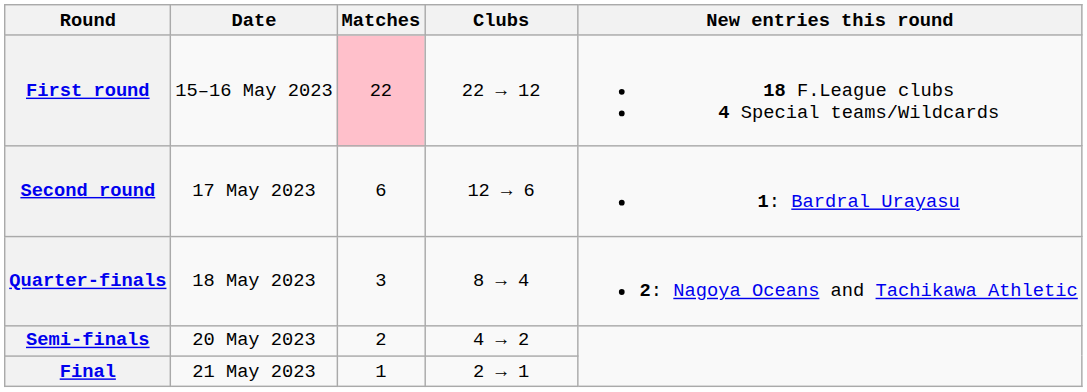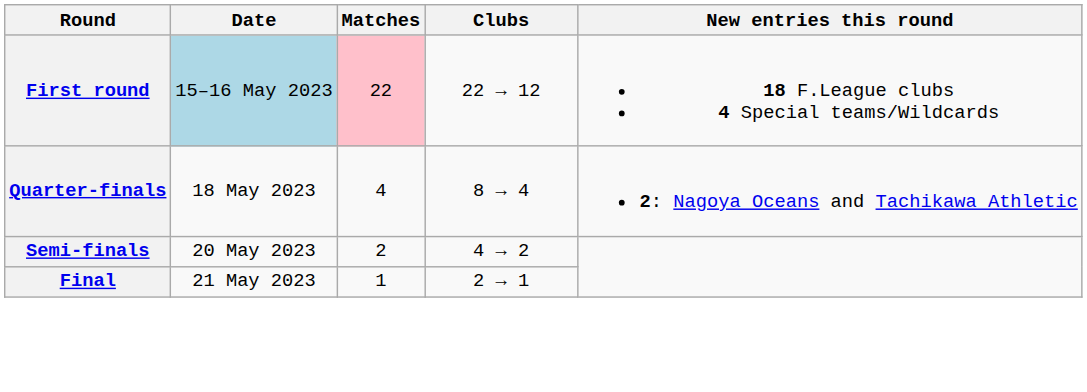(254, 91) no background -> (254, 91) lightblue background
- row: (88, 191)
(381, 281) 3 -> (381, 191) 4
